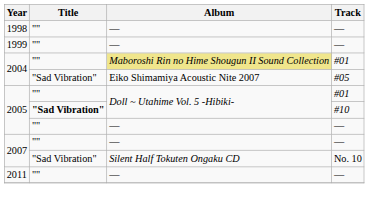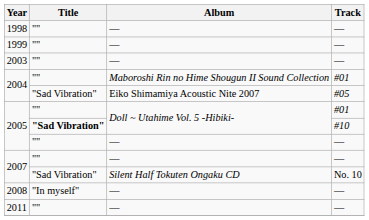+ row: (17, 61)
(219, 61) khaki background -> (219, 77) no background
+ row: (17, 191)
